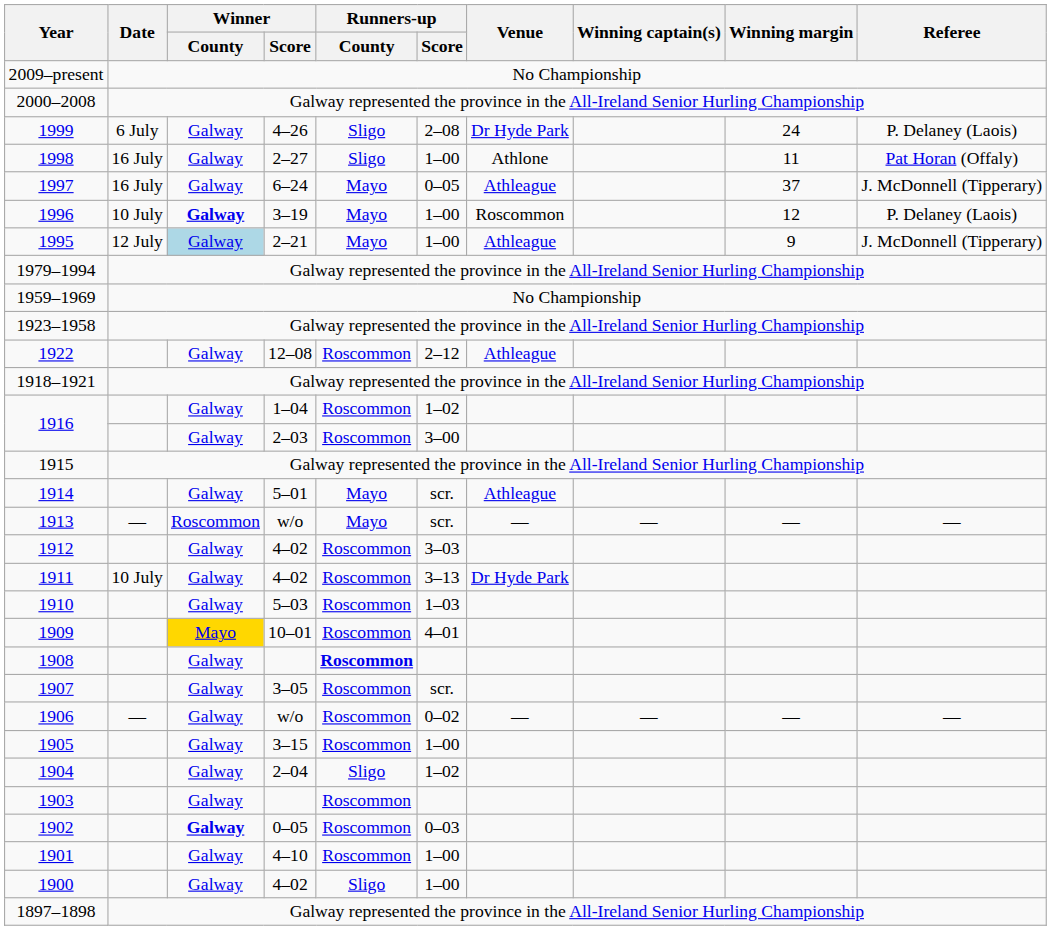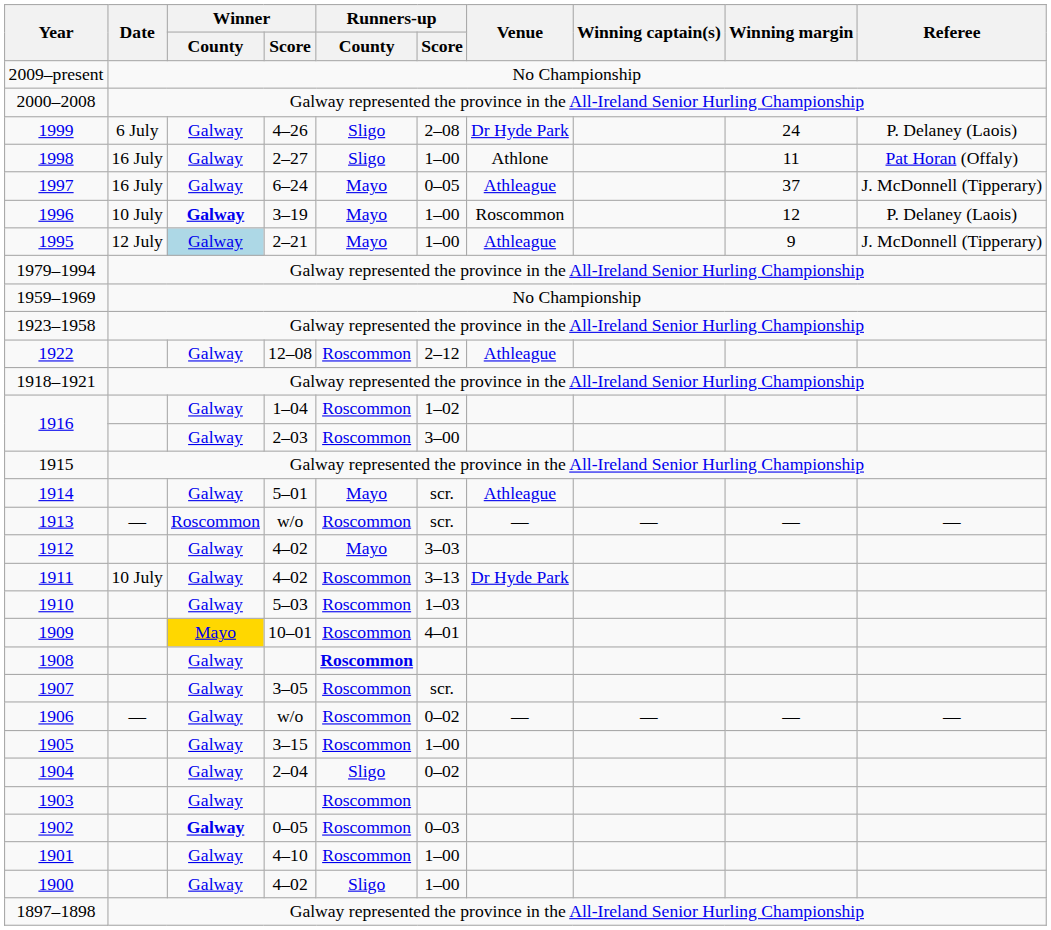(367, 520) Mayo -> (367, 520) Roscommon
(367, 548) Roscommon -> (367, 548) Mayo
(442, 772) 1–02 -> (442, 772) 0–02
